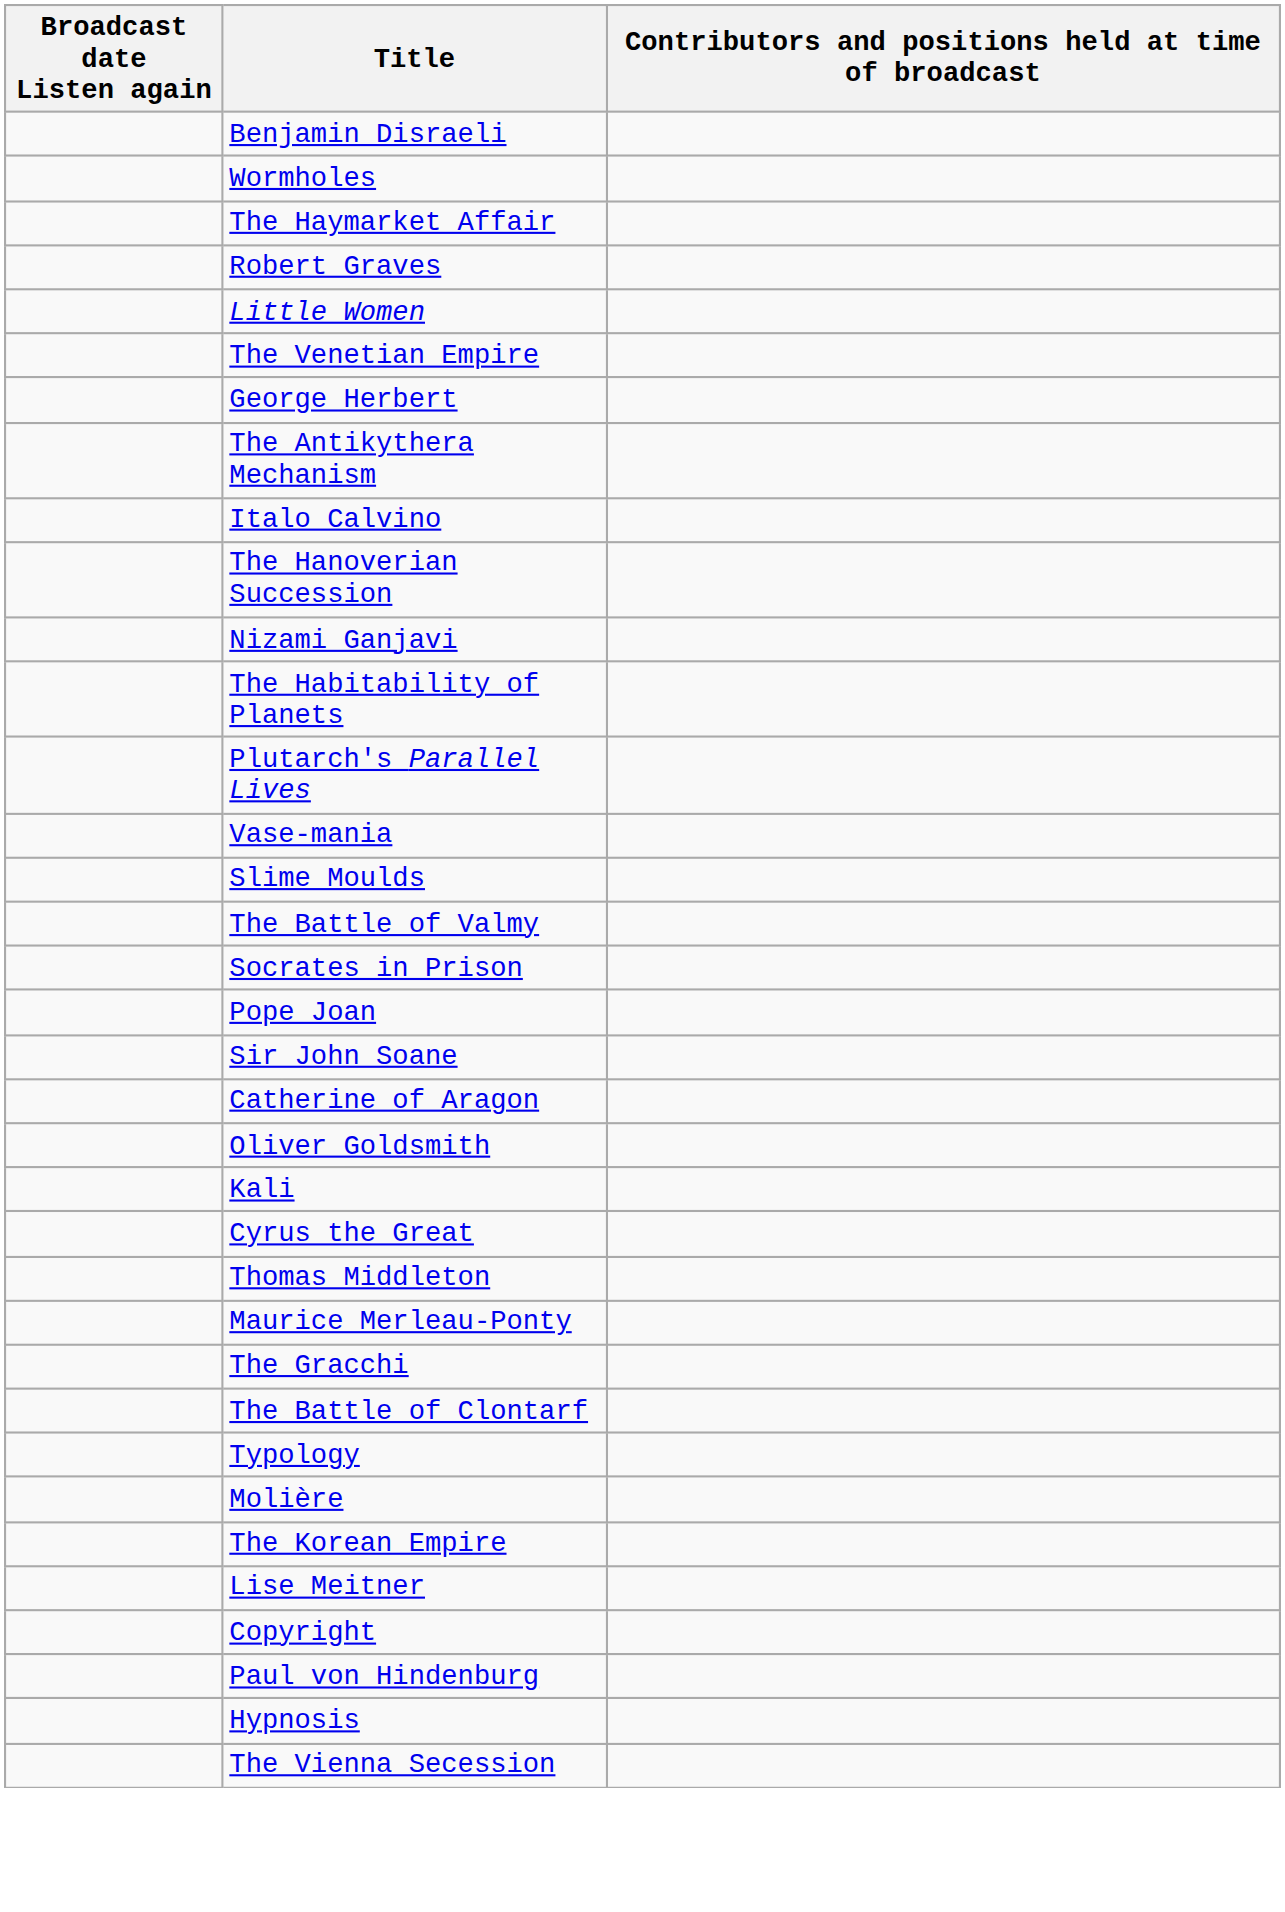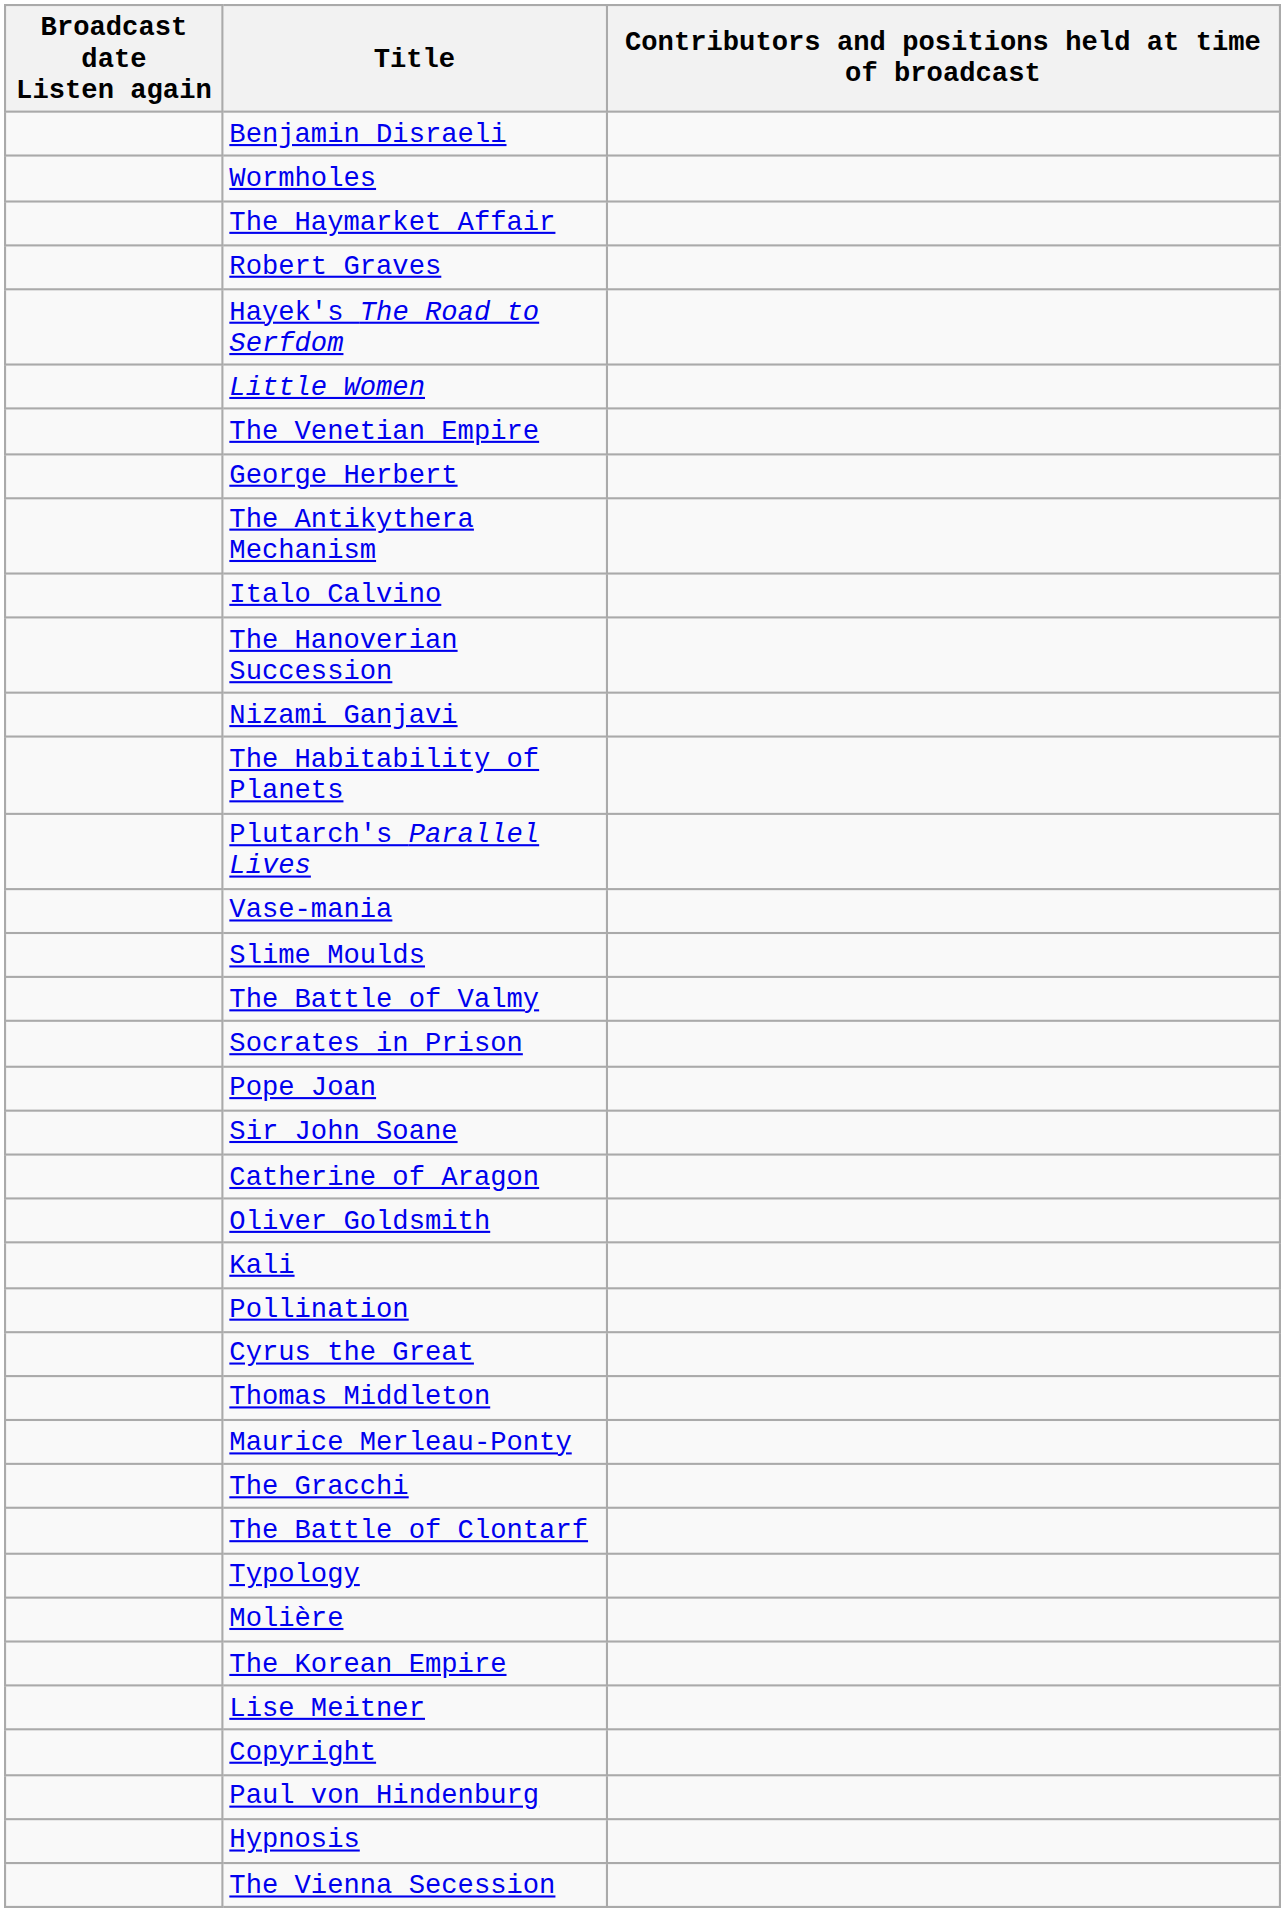+ row: (384, 327)
+ row: (319, 1309)
